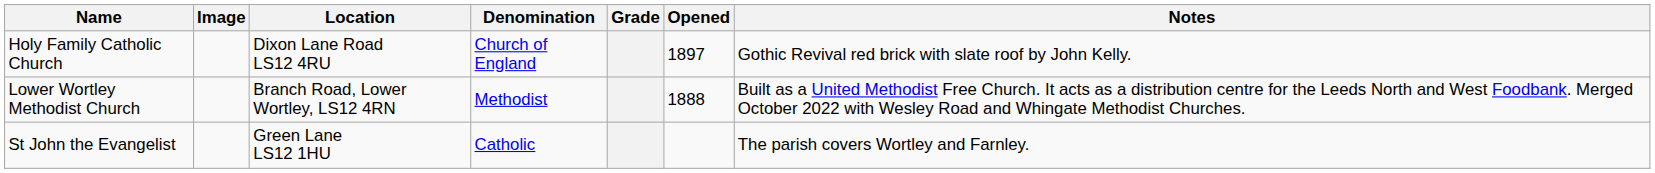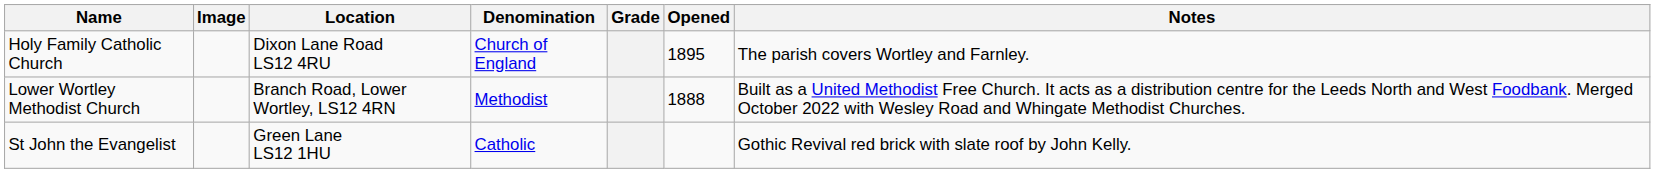(686, 53) 1897 -> (686, 53) 1895
(935, 53) Gothic Revival red brick with slate roof by John Kelly. -> (884, 53) The parish covers Wortley and Farnley.
(884, 145) The parish covers Wortley and Farnley. -> (935, 145) Gothic Revival red brick with slate roof by John Kelly.
